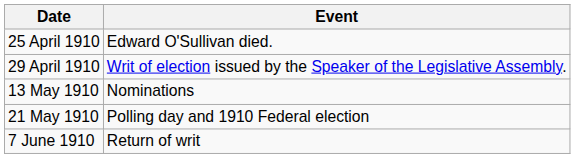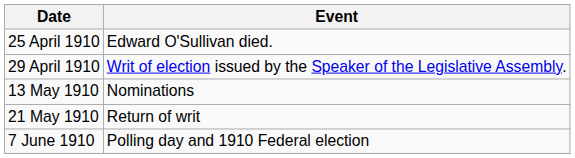(238, 116) Polling day and 1910 Federal election -> (153, 116) Return of writ
(153, 141) Return of writ -> (238, 141) Polling day and 1910 Federal election
